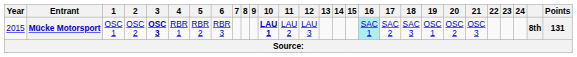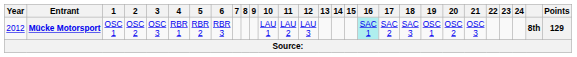(15, 28) 2015 -> (15, 28) 2012
(157, 28) bold -> (157, 28) normal
(269, 28) bold -> (268, 28) normal
(558, 28) 131 -> (557, 28) 129
